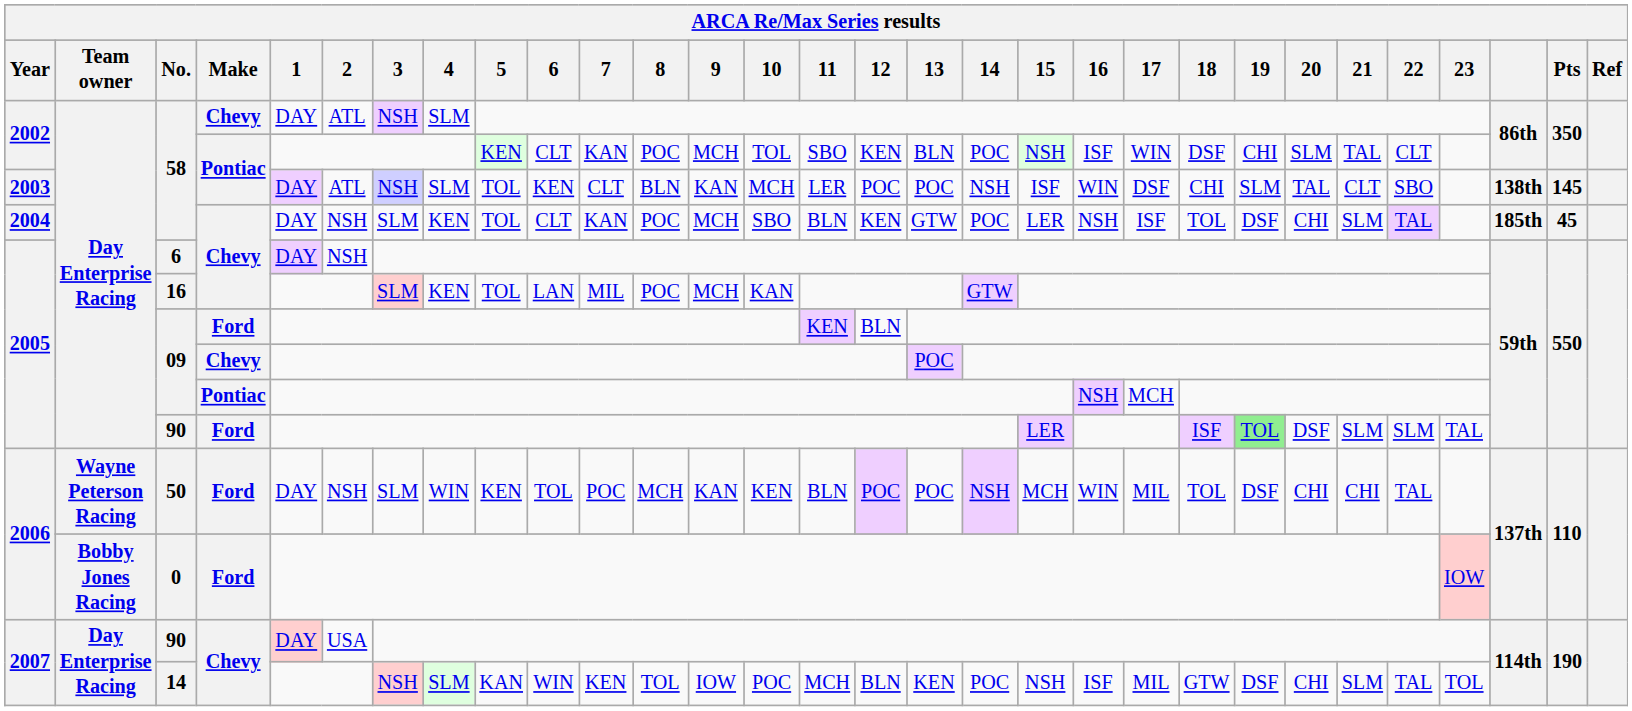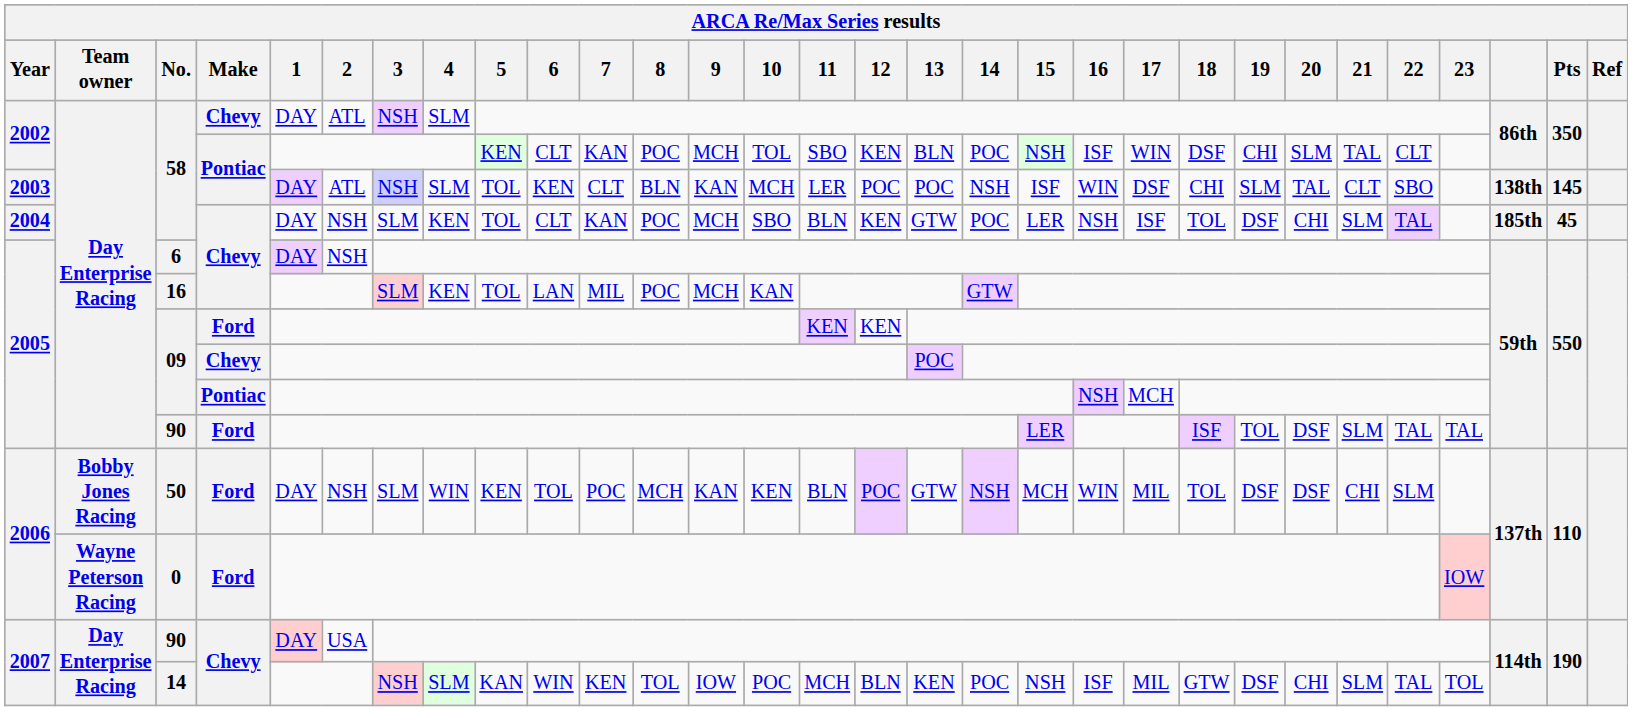(881, 326) BLN -> (881, 326) KEN
(1260, 431) lightgreen background -> (1260, 431) no background
(1414, 431) SLM -> (1414, 431) TAL
(106, 491) Wayne Peterson Racing -> (106, 491) Bobby Jones Racing
(934, 491) POC -> (934, 491) GTW
(1311, 491) CHI -> (1311, 491) DSF
(1414, 491) TAL -> (1414, 491) SLM
(106, 576) Bobby Jones Racing -> (106, 576) Wayne Peterson Racing
